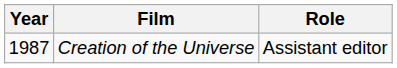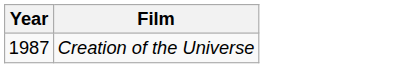- column: (325, 18)
